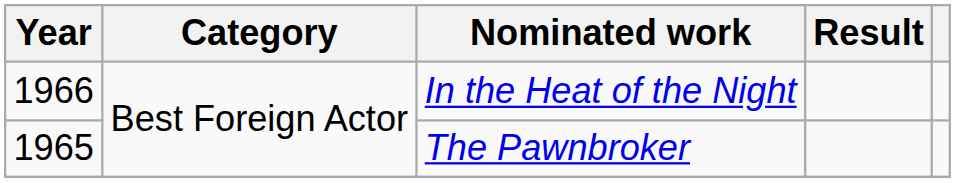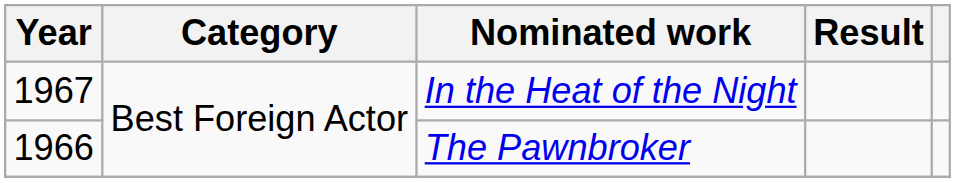(54, 90) 1966 -> (54, 90) 1967
(54, 147) 1965 -> (54, 147) 1966
